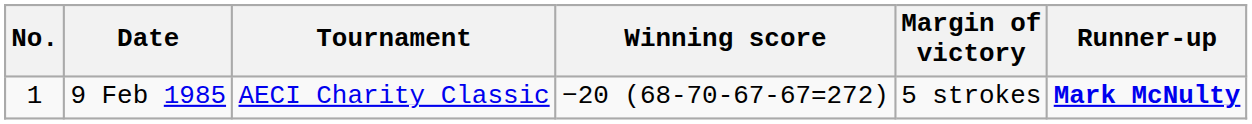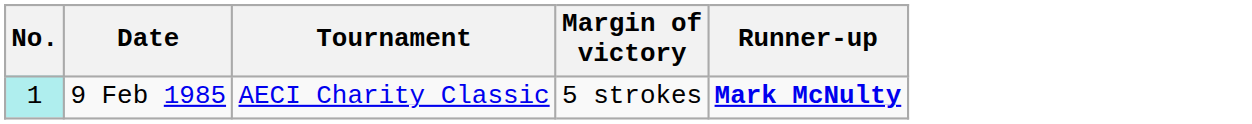- column: (725, 41)
(35, 98) no background -> (35, 98) paleturquoise background
